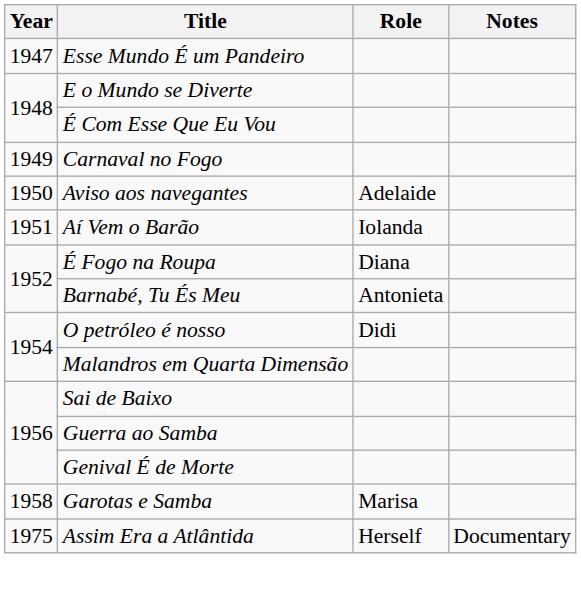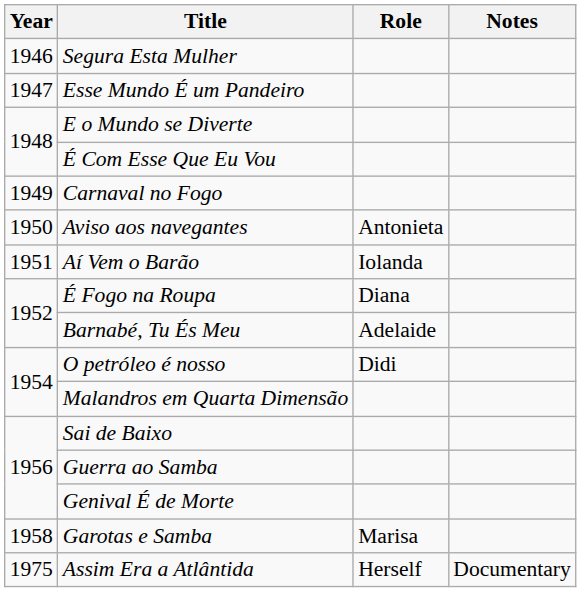+ row: (150, 55)
(397, 192) Adelaide -> (401, 227) Antonieta
(401, 295) Antonieta -> (397, 329) Adelaide
